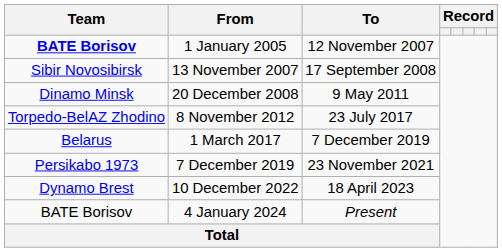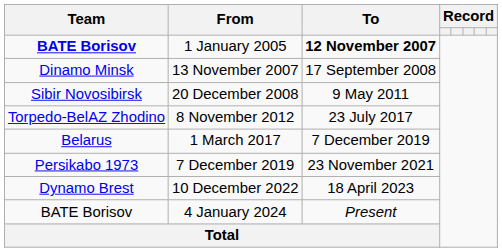(371, 46) normal -> (371, 46) bold
(86, 70) Sibir Novosibirsk -> (86, 70) Dinamo Minsk
(86, 93) Dinamo Minsk -> (86, 93) Sibir Novosibirsk
